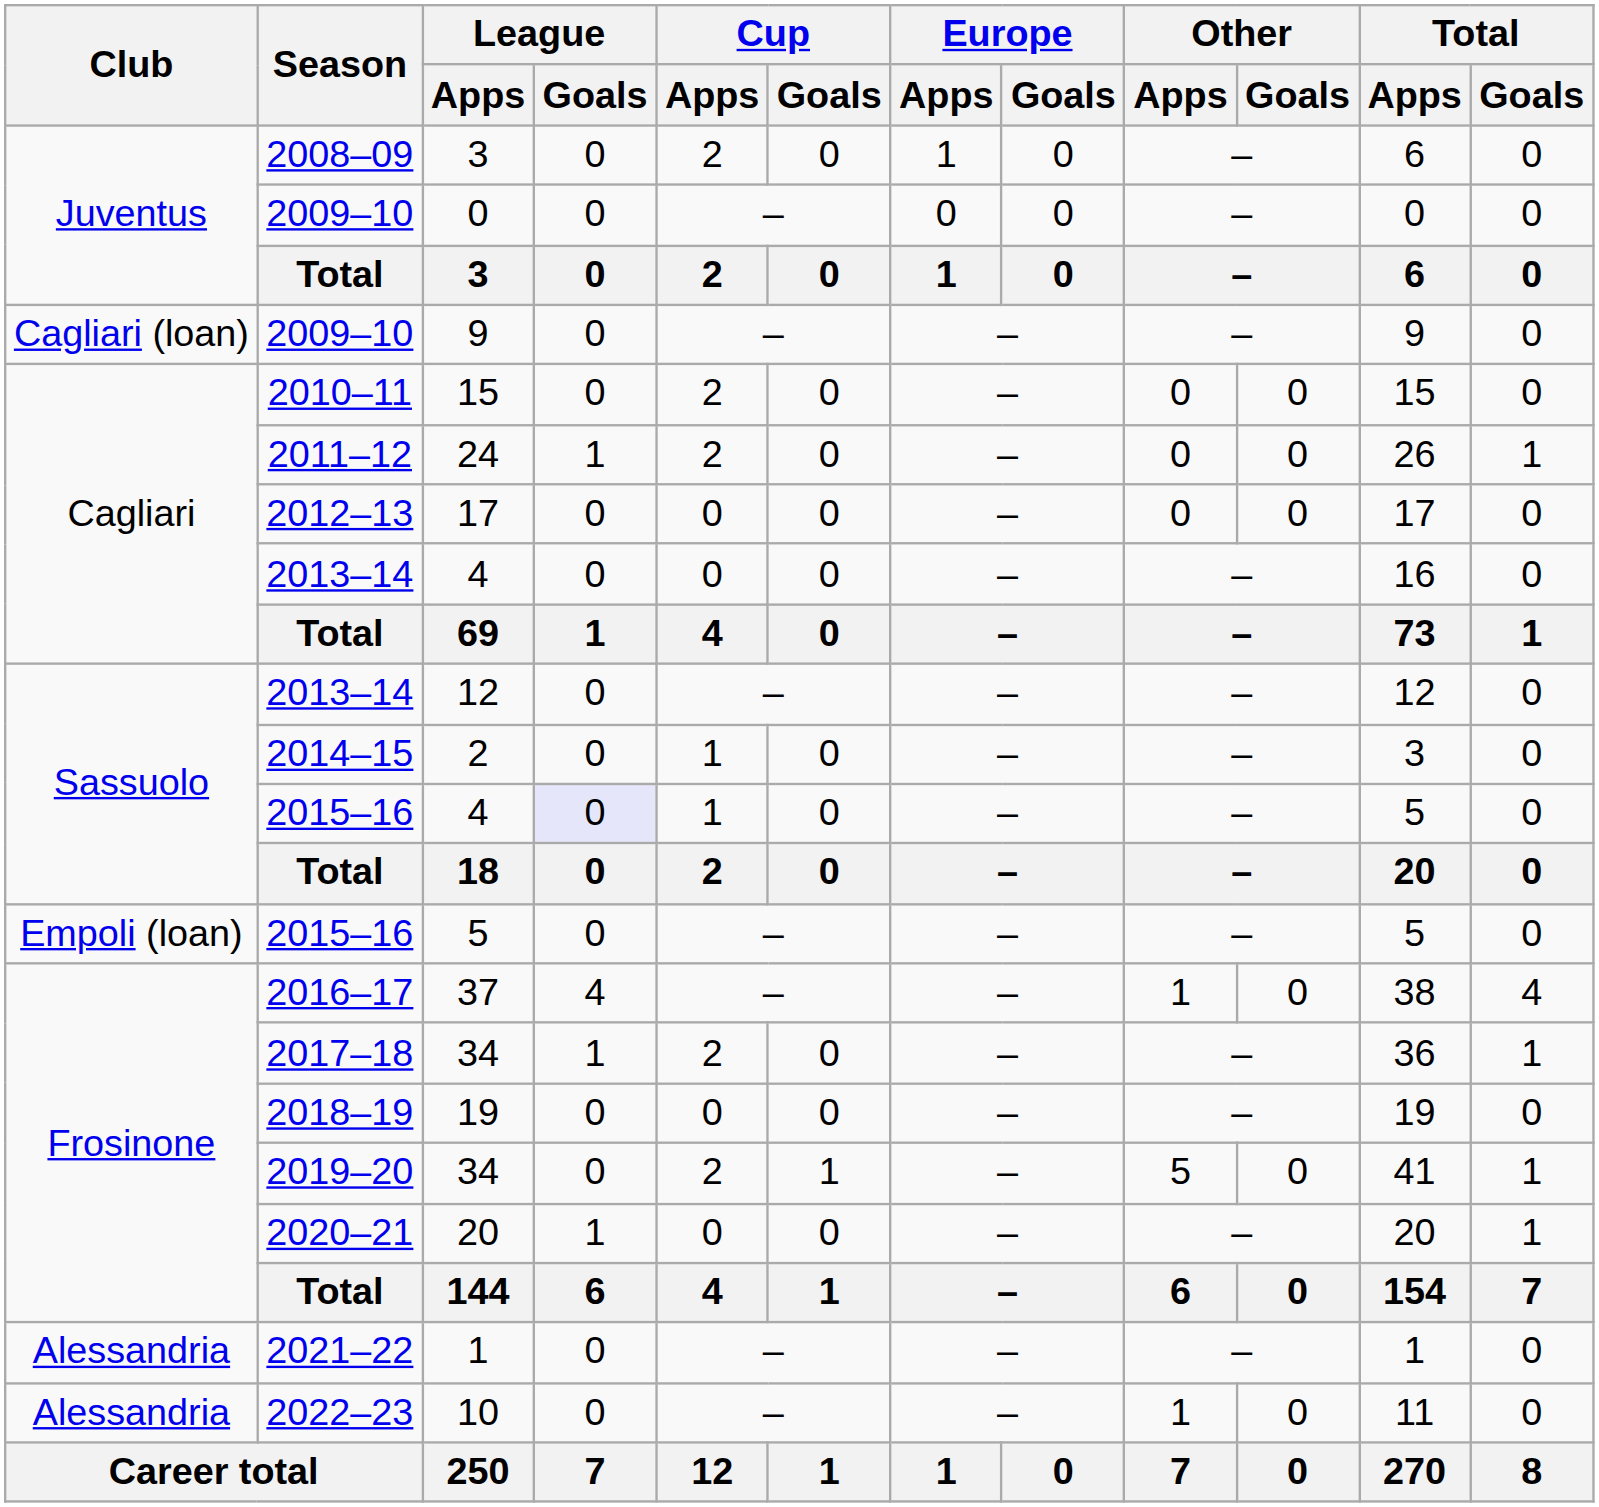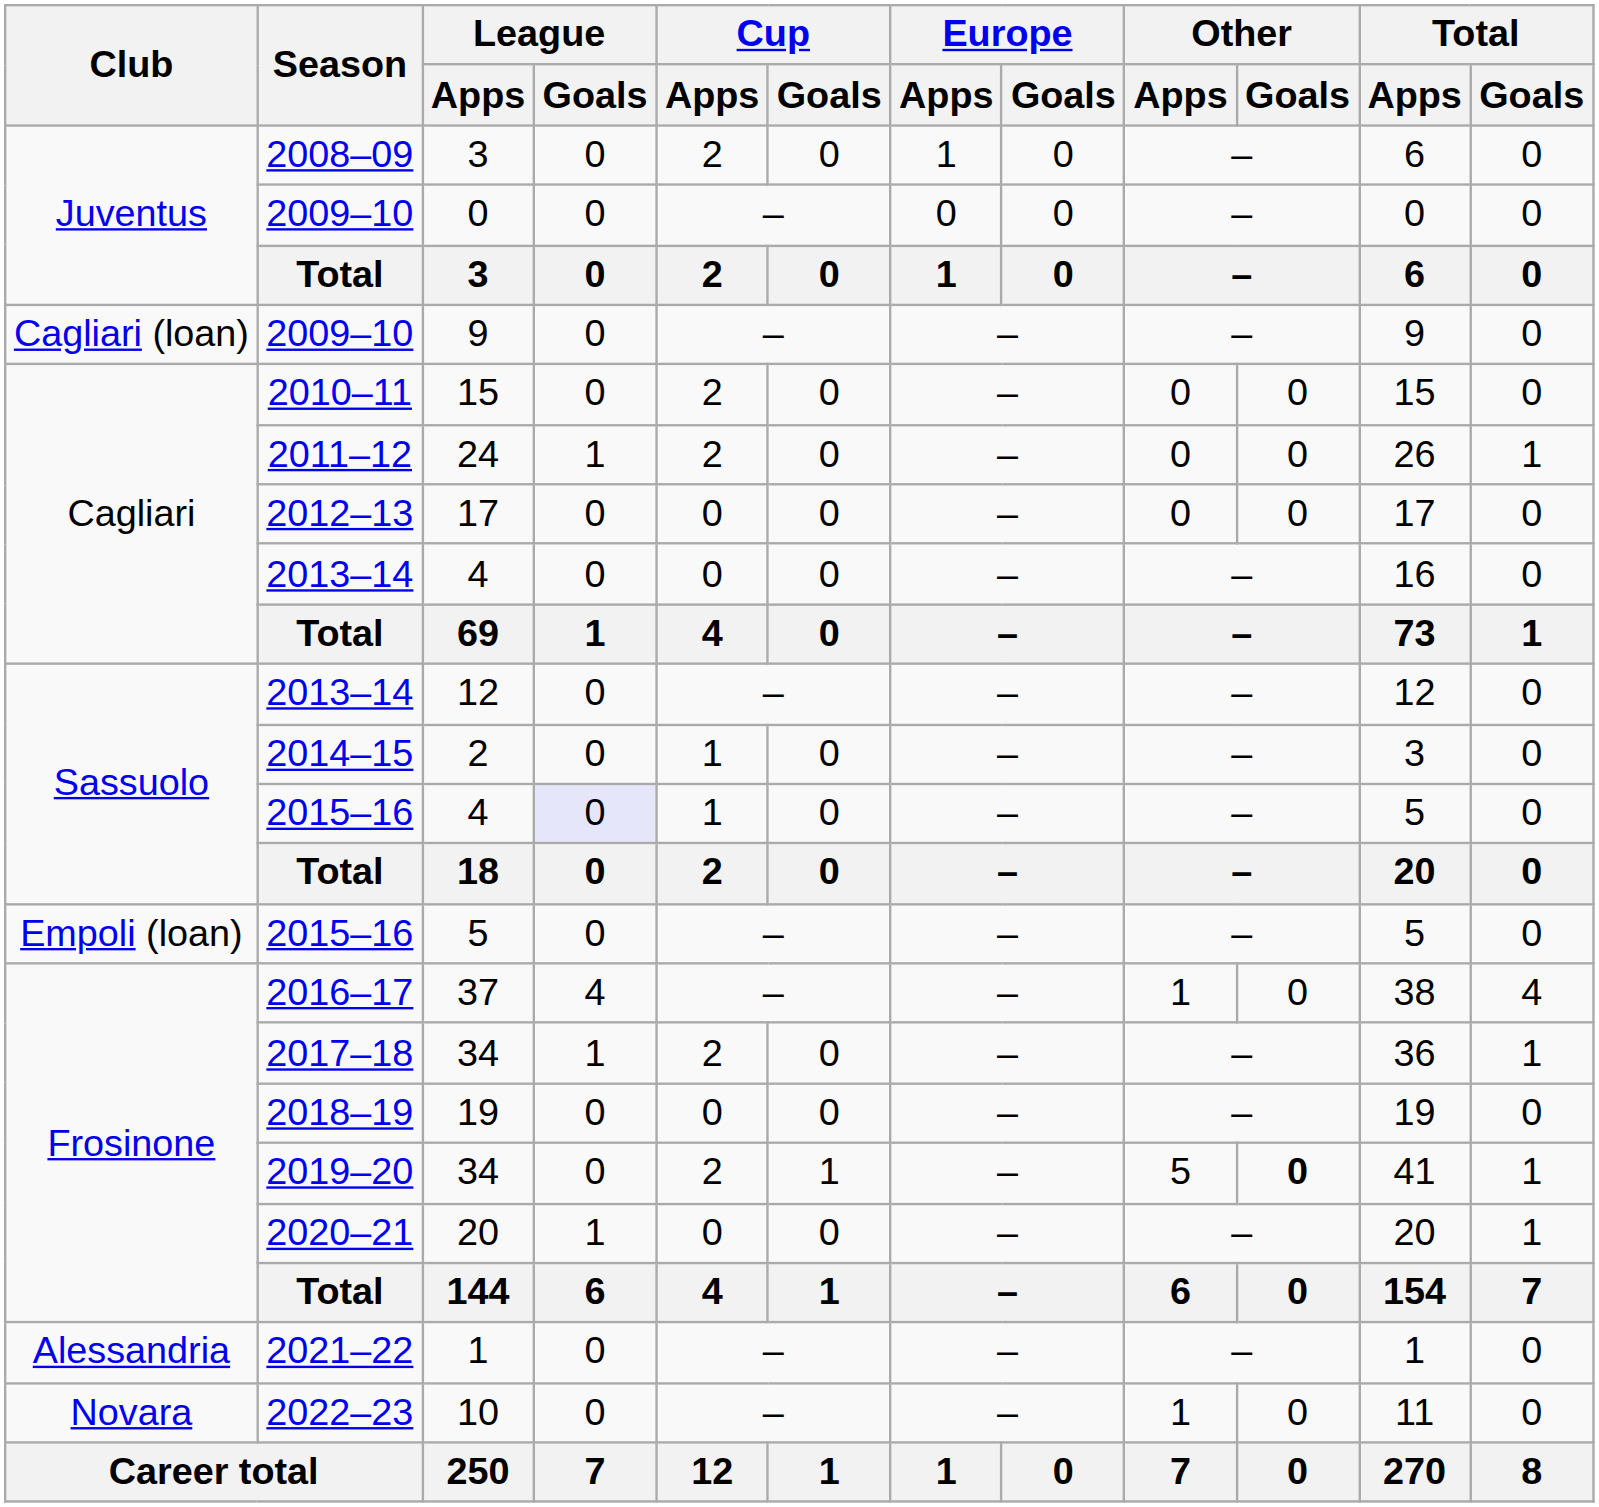(1298, 1172) normal -> (1298, 1172) bold
(131, 1411) Alessandria -> (131, 1411) Novara
